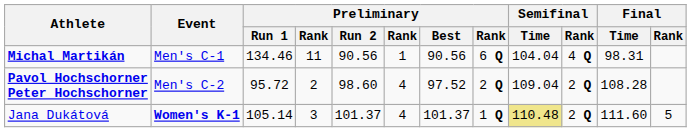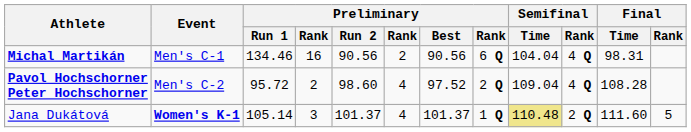(314, 56) 11 -> (314, 56) 16
(402, 56) 1 -> (402, 56) 2
(580, 86) 2 Q -> (580, 86) 4 Q
